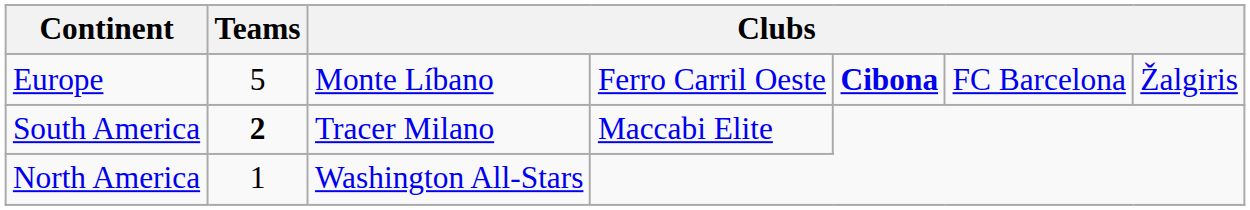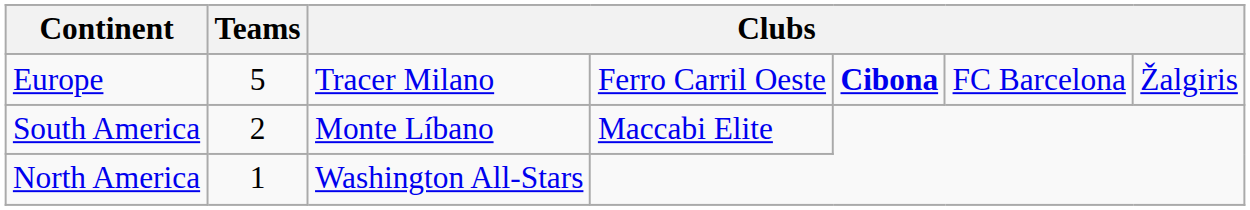(404, 79) Monte Líbano -> (405, 79) Tracer Milano
(258, 128) bold -> (258, 128) normal
(405, 128) Tracer Milano -> (404, 128) Monte Líbano
